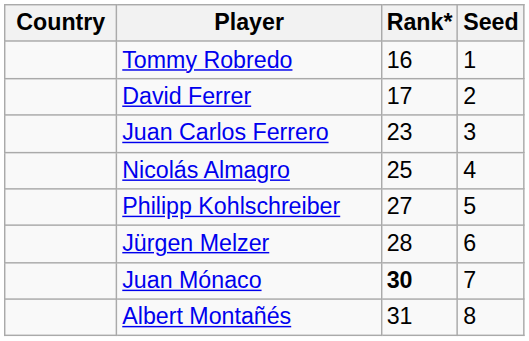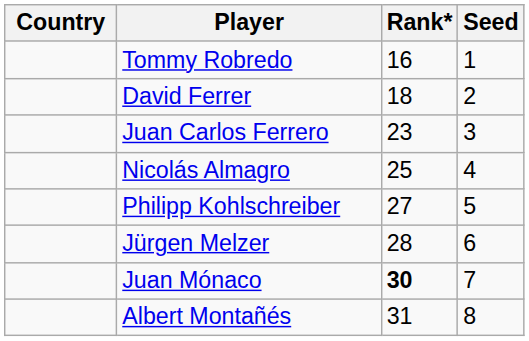(400, 96) 17 -> (400, 96) 18
